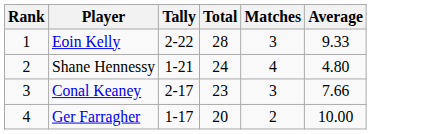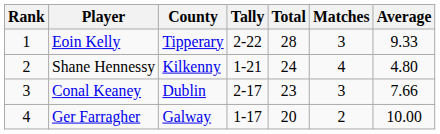+ column: (193, 16)
